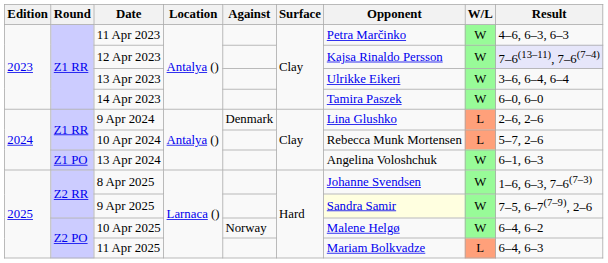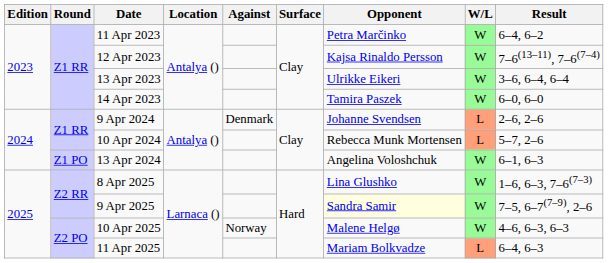(534, 34) 4–6, 6–3, 6–3 -> (521, 34) 6–4, 6–2
(549, 56) lavender background -> (549, 56) no background
(362, 119) Lina Glushko -> (374, 119) Johanne Svendsen
(374, 182) Johanne Svendsen -> (362, 182) Lina Glushko
(521, 228) 6–4, 6–2 -> (534, 228) 4–6, 6–3, 6–3
